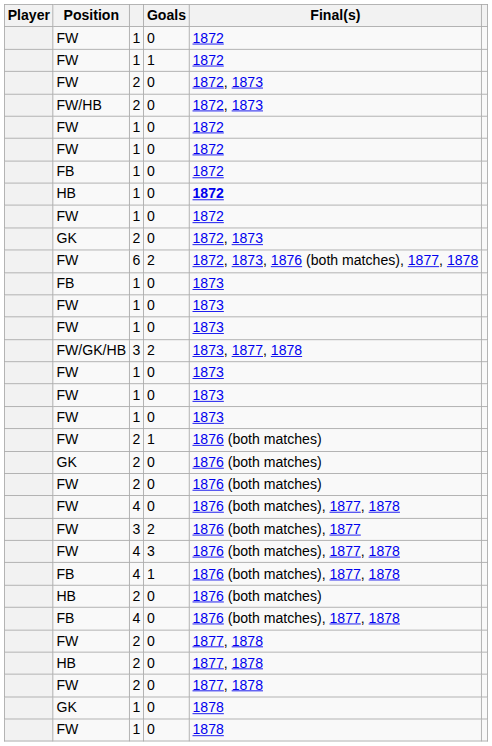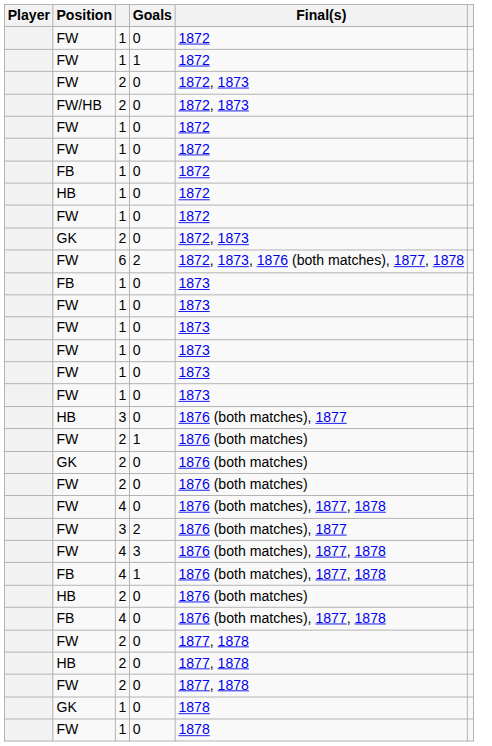(208, 194) bold -> (194, 194) normal
- row: (91, 350)
+ row: (66, 417)
